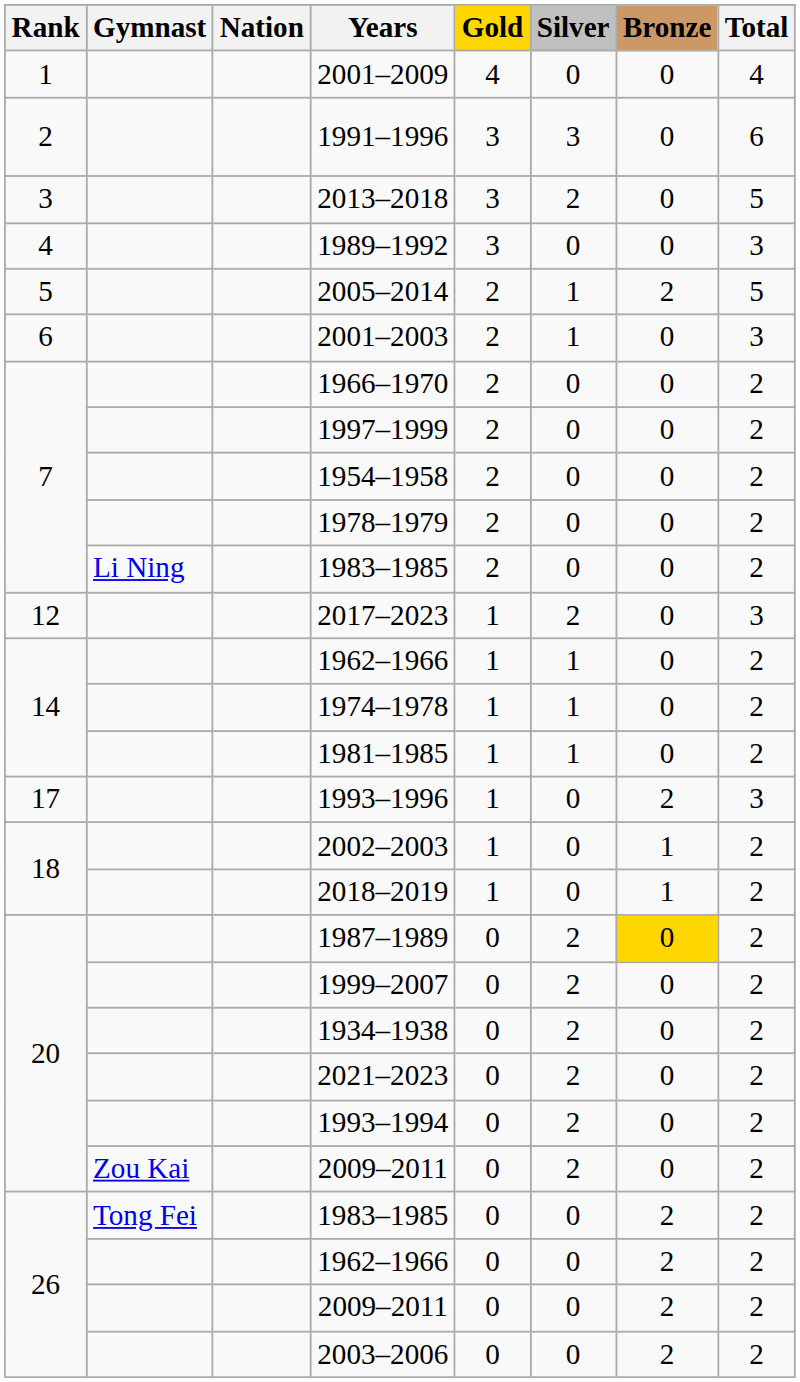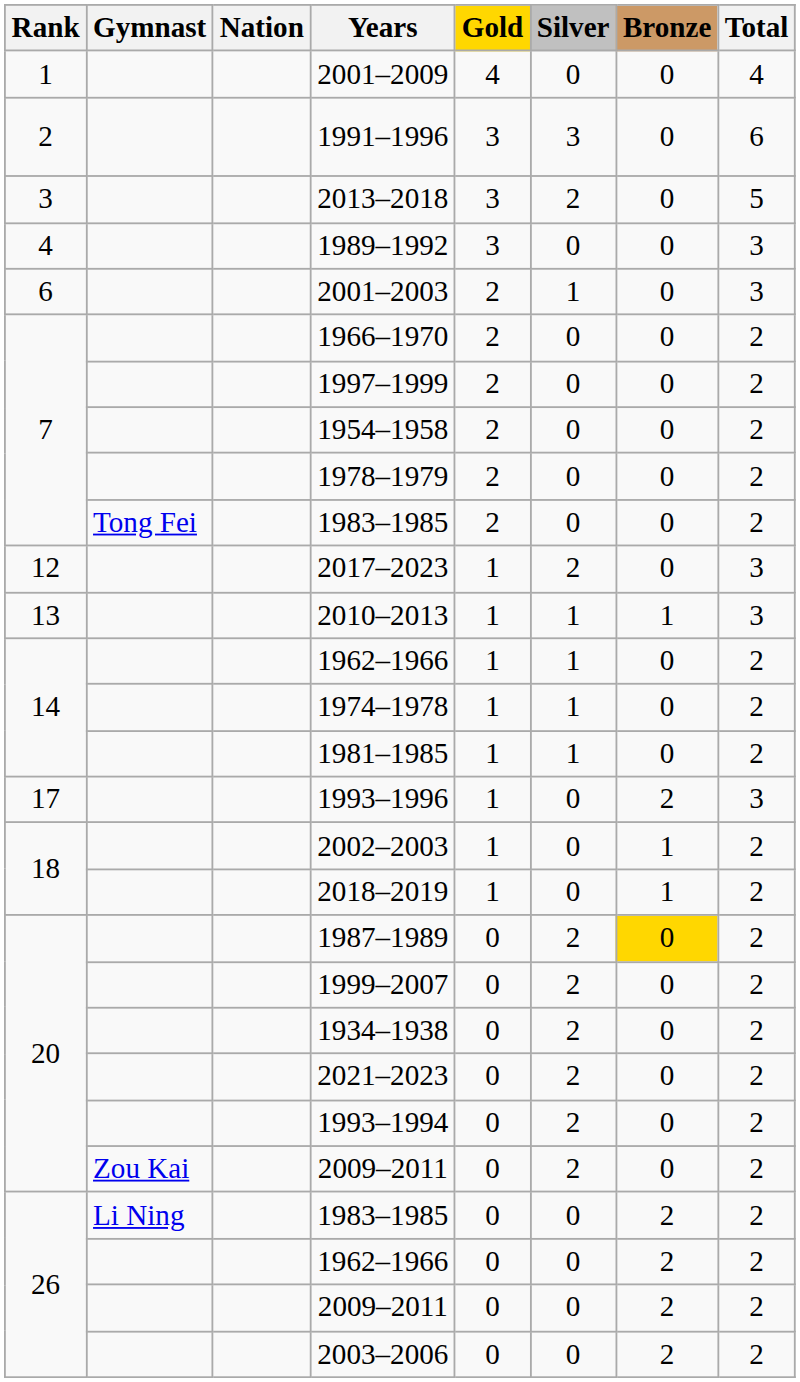- row: (46, 291)
(139, 568) Li Ning -> (145, 522) Tong Fei
+ row: (46, 614)
(145, 1214) Tong Fei -> (139, 1214) Li Ning
